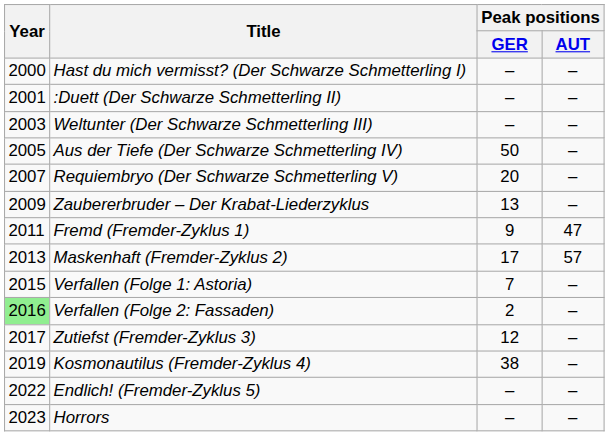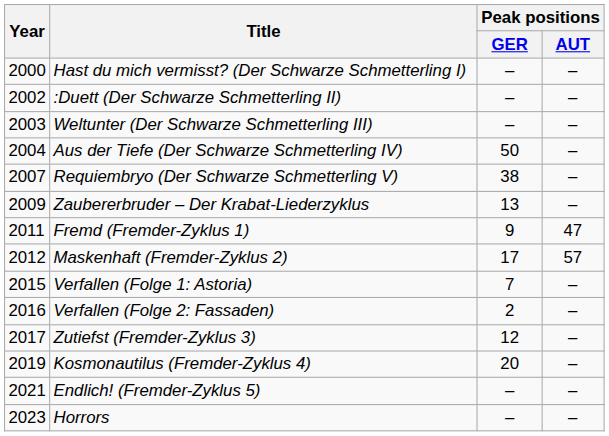(27, 97) 2001 -> (27, 97) 2002
(27, 151) 2005 -> (27, 151) 2004
(510, 177) 20 -> (510, 177) 38
(27, 257) 2013 -> (27, 257) 2012
(27, 310) lightgreen background -> (27, 310) no background
(510, 364) 38 -> (510, 364) 20
(27, 390) 2022 -> (27, 390) 2021
